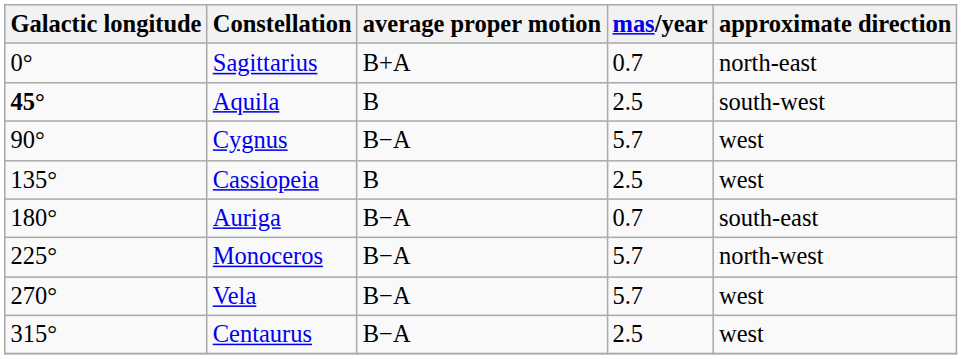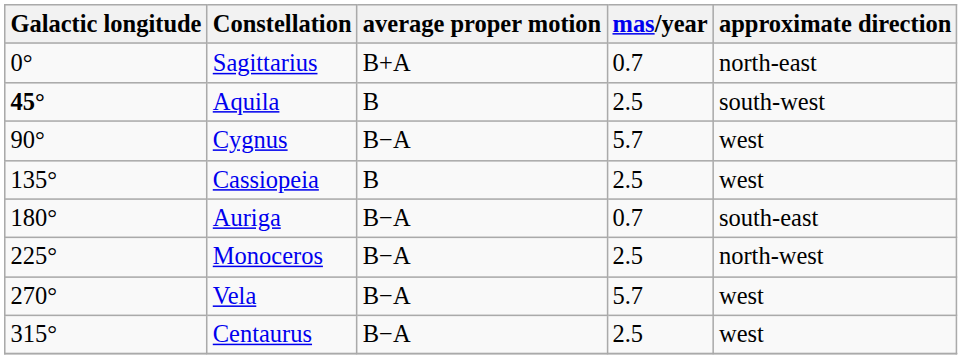(628, 256) 5.7 -> (628, 256) 2.5
